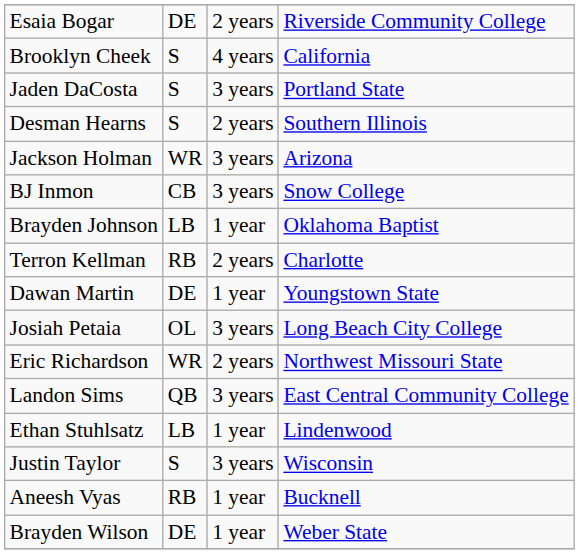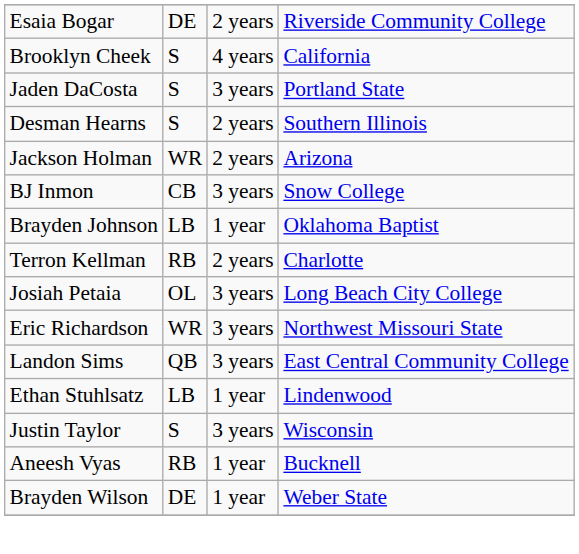(243, 157) 3 years -> (243, 157) 2 years
- row: (72, 293)
(243, 361) 2 years -> (243, 327) 3 years
